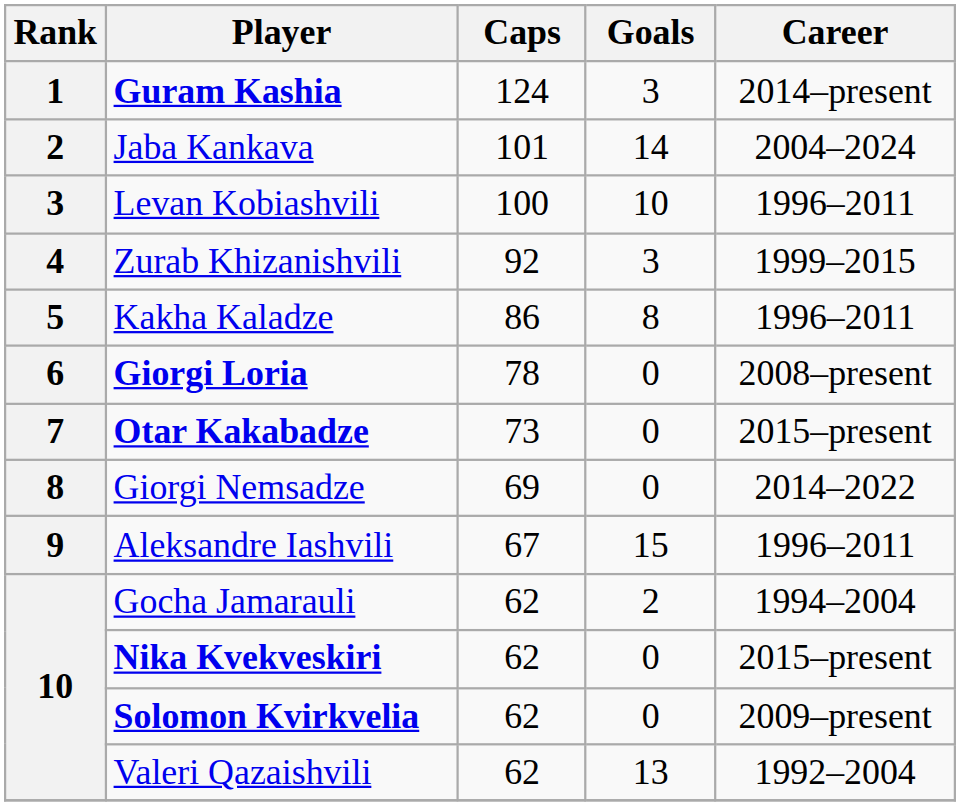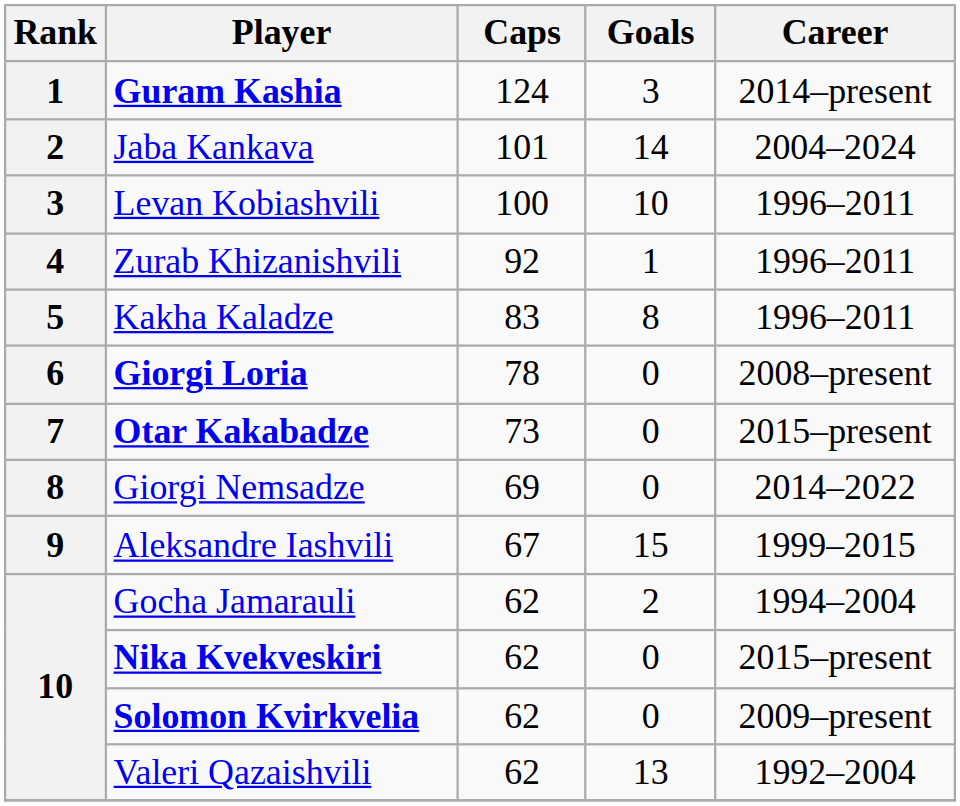(651, 260) 3 -> (651, 260) 1
(835, 260) 1999–2015 -> (835, 260) 1996–2011
(522, 317) 86 -> (522, 317) 83
(835, 544) 1996–2011 -> (835, 544) 1999–2015
